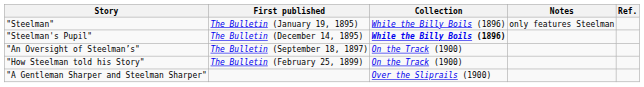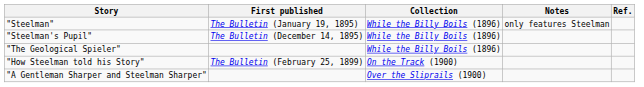(439, 37) bold -> (434, 37) normal
+ row: (63, 50)
- row: (73, 50)
